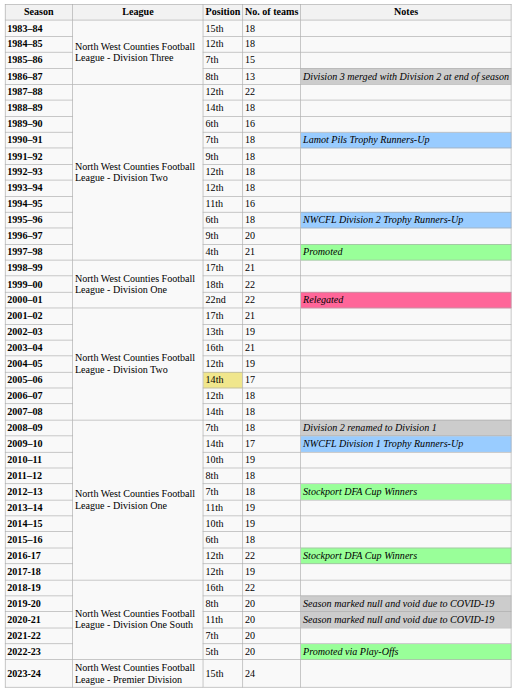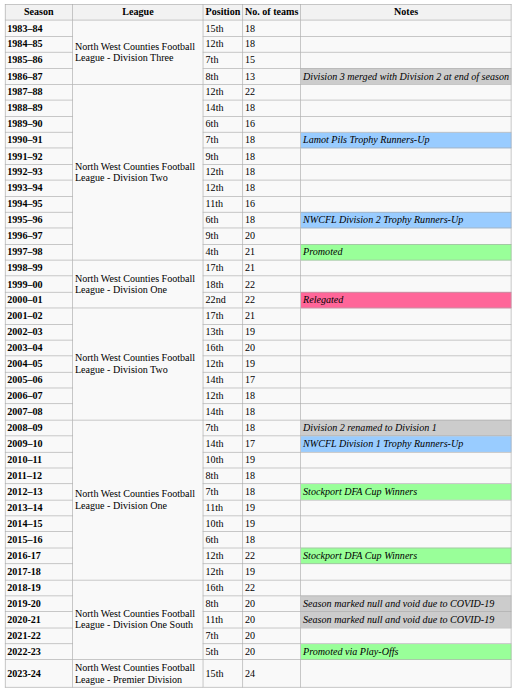(250, 348) 21 -> (250, 348) 20
(215, 380) khaki background -> (215, 380) no background
